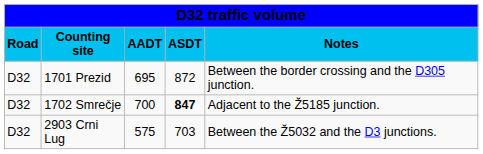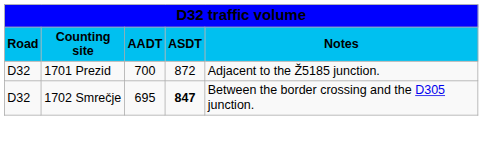(145, 78) 695 -> (145, 71) 700
(326, 78) Between the border crossing and the D305 junction. -> (294, 71) Adjacent to the Ž5185 junction.
(145, 104) 700 -> (145, 97) 695
(294, 104) Adjacent to the Ž5185 junction. -> (326, 97) Between the border crossing and the D305 junction.
- row: (71, 131)
